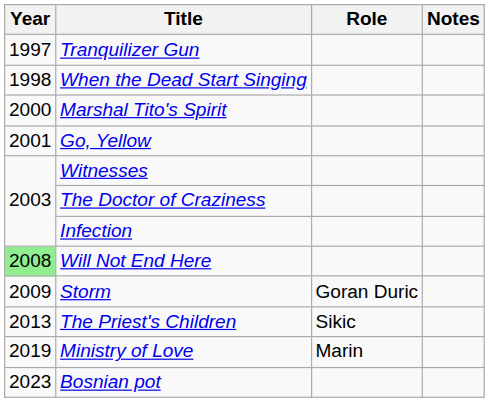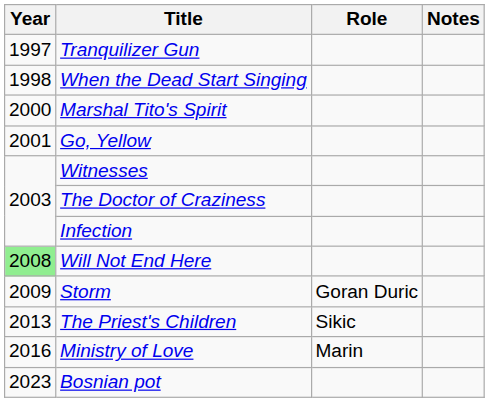(30, 351) 2019 -> (30, 351) 2016
